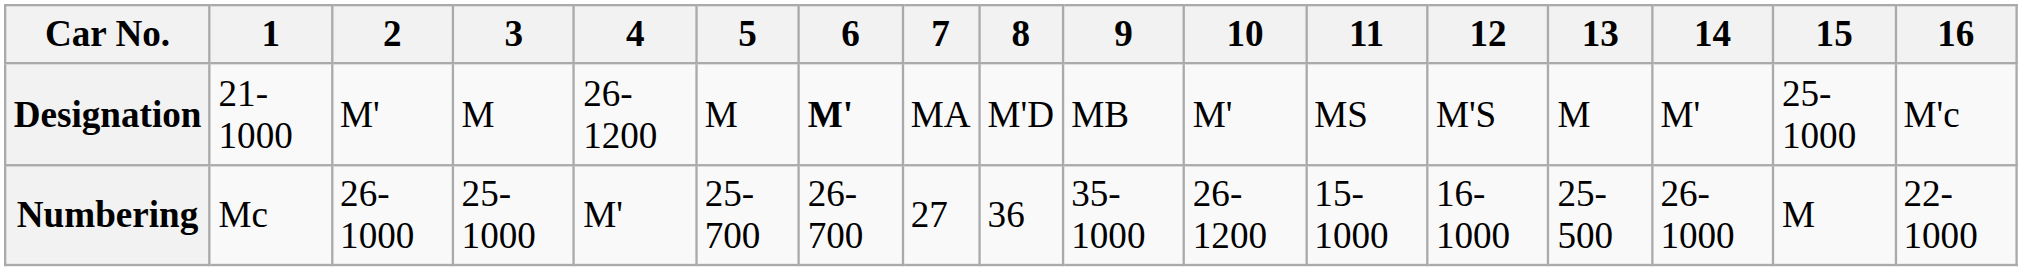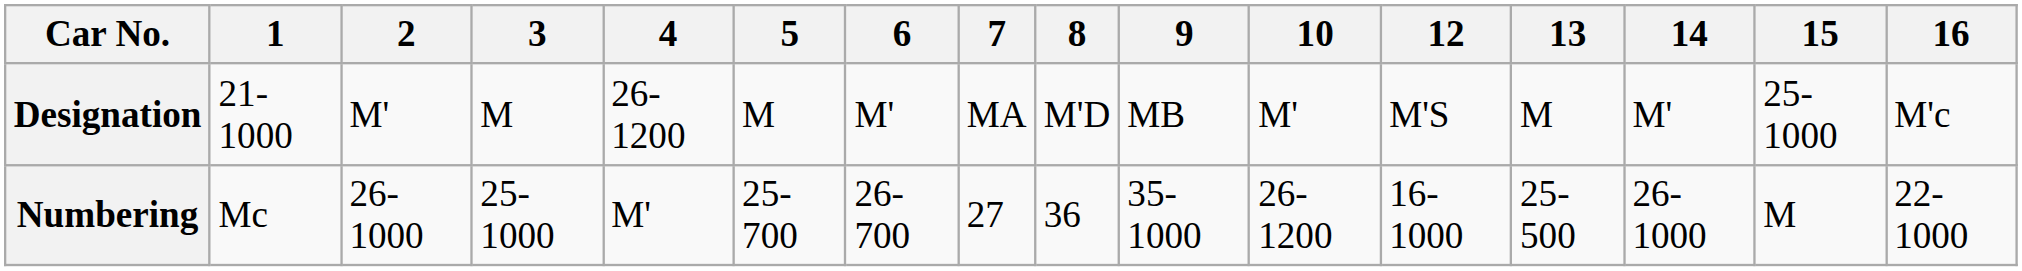- column: (1367, 33)
(830, 113) bold -> (874, 113) normal
